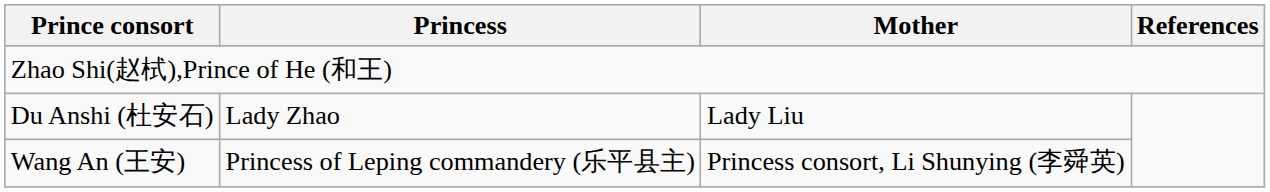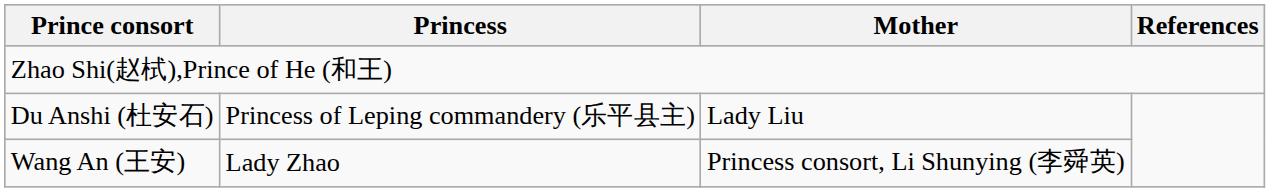(283, 115) Lady Zhao -> (460, 115) Princess of Leping commandery (乐平县主)
(460, 161) Princess of Leping commandery (乐平县主) -> (283, 162) Lady Zhao
